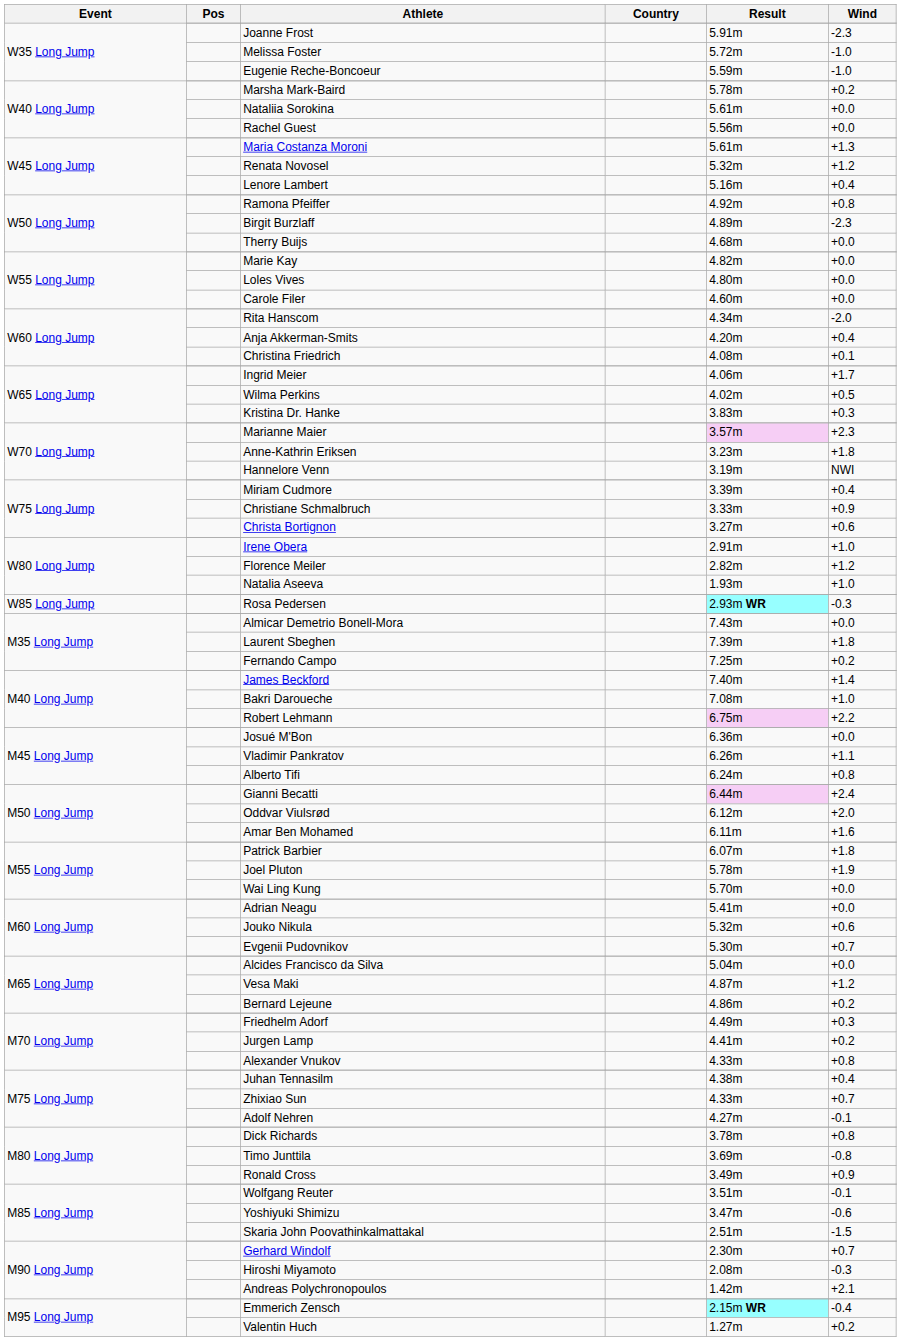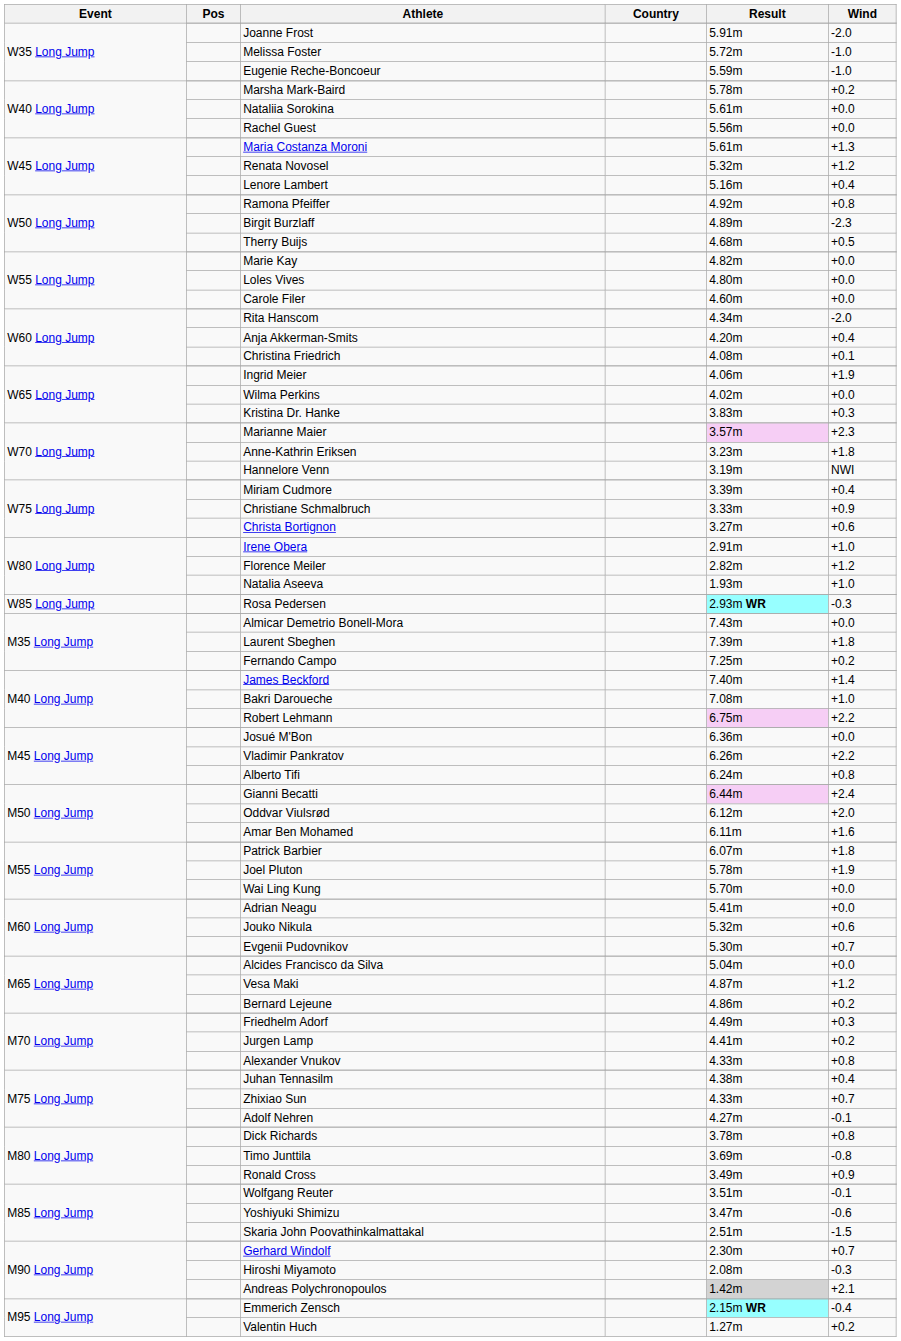(841, 33) -2.3 -> (841, 33) -2.0
(843, 242) +0.0 -> (843, 242) +0.5
(843, 375) +1.7 -> (843, 375) +1.9
(843, 394) +0.5 -> (843, 394) +0.0
(843, 756) +1.1 -> (843, 756) +2.2
(726, 1289) no background -> (726, 1289) lightgrey background
